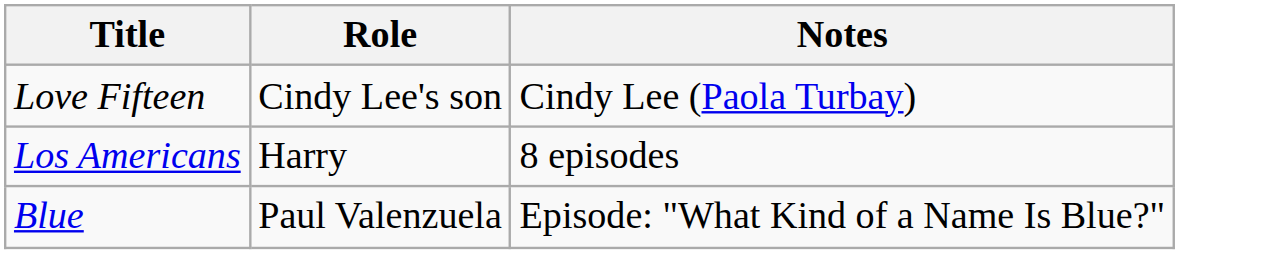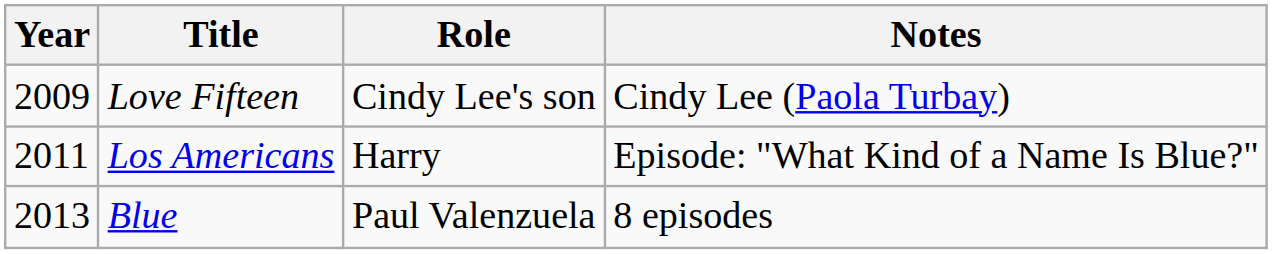+ column: (52, 34)
(599, 155) 8 episodes -> (936, 155) Episode: "What Kind of a Name Is Blue?"
(842, 215) Episode: "What Kind of a Name Is Blue?" -> (693, 215) 8 episodes
